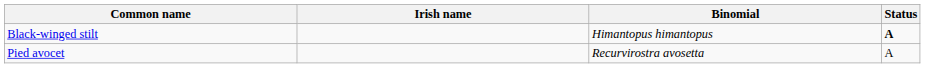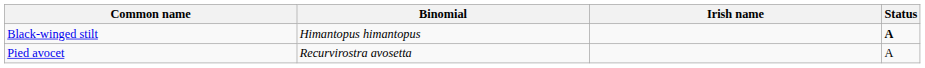columns swapped: (735, 14) <-> (443, 14)
